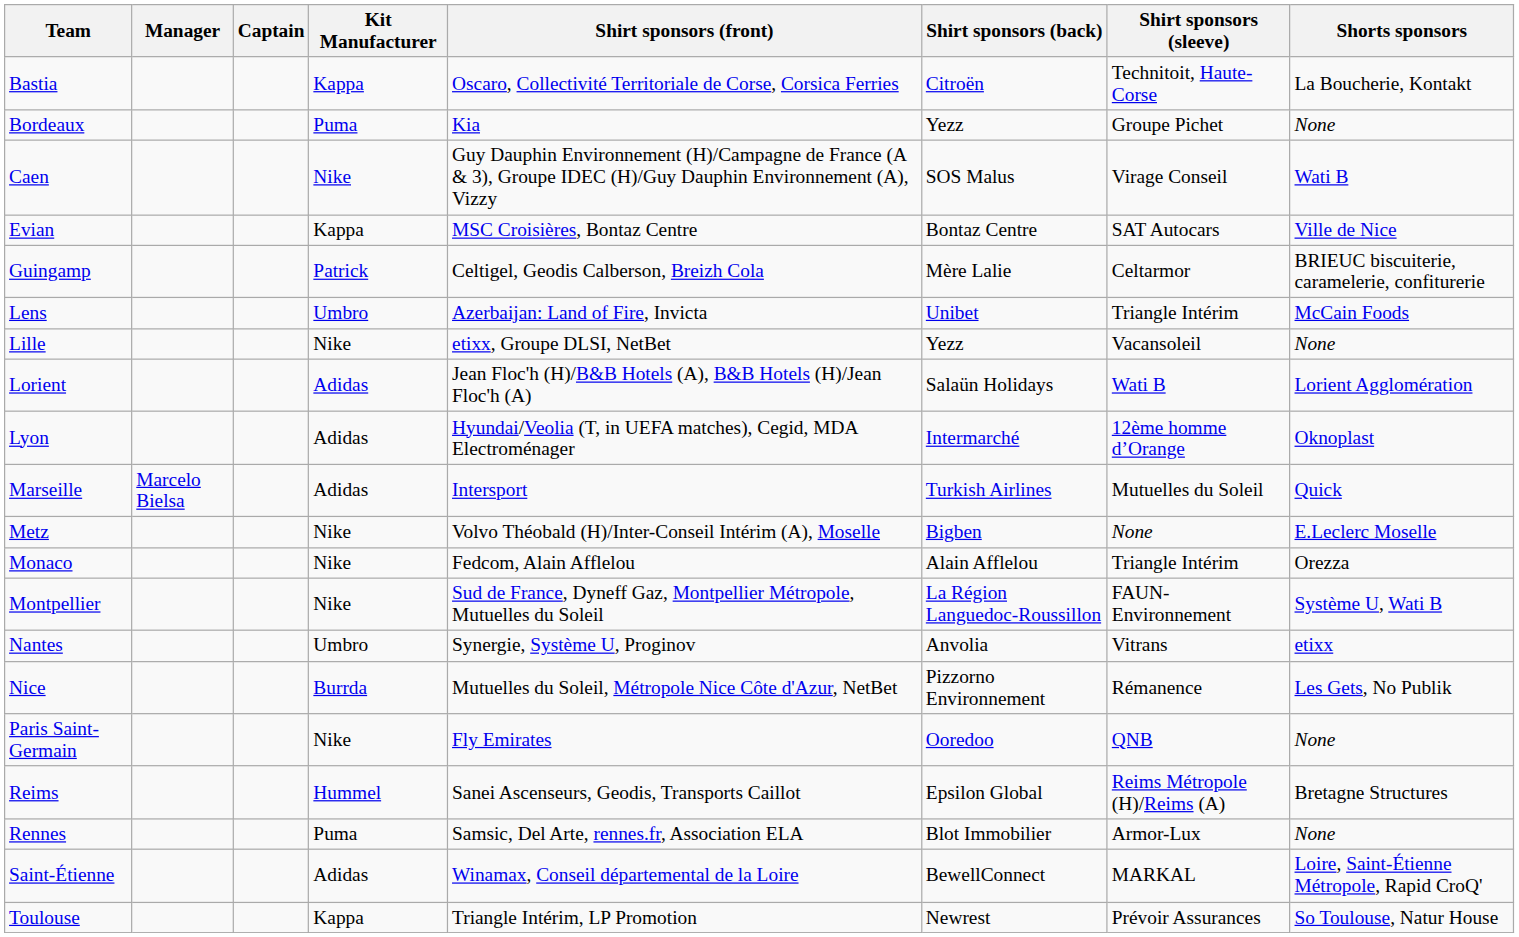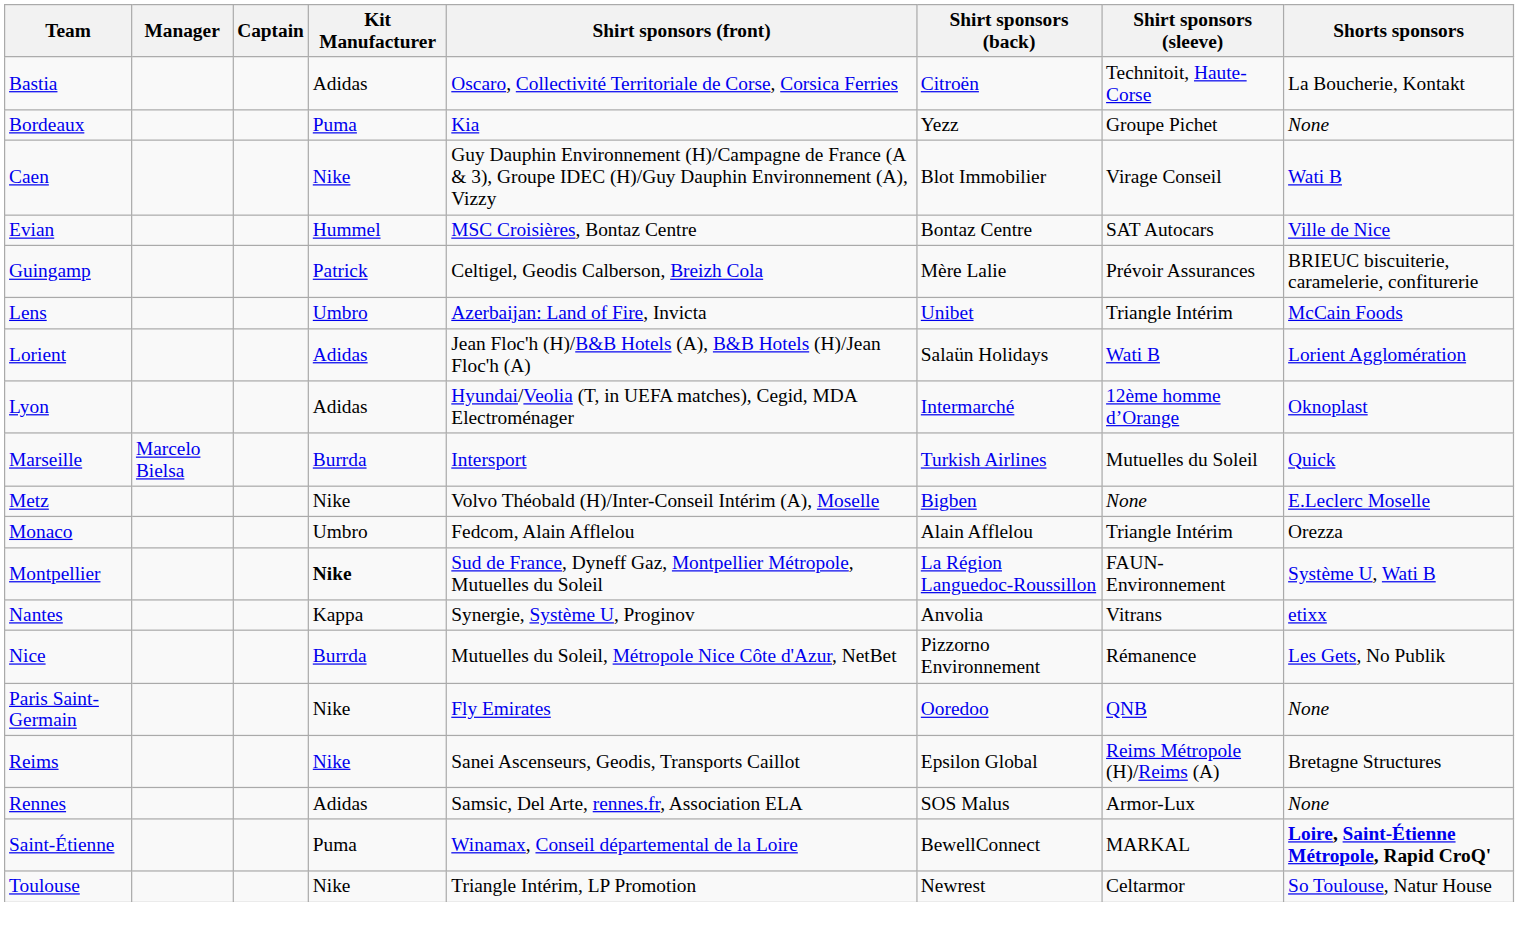(339, 83) Kappa -> (340, 83) Adidas
(970, 177) SOS Malus -> (983, 177) Blot Immobilier
(339, 229) Kappa -> (347, 229) Hummel
(1151, 271) Celtarmor -> (1181, 271) Prévoir Assurances
- row: (27, 343)
(341, 490) Adidas -> (340, 459) Burrda
(332, 562) Nike -> (340, 531) Umbro
(332, 604) normal -> (332, 573) bold
(341, 645) Umbro -> (338, 615) Kappa
(347, 792) Hummel -> (332, 761) Nike
(335, 833) Puma -> (340, 803) Adidas
(988, 833) Blot Immobilier -> (965, 803) SOS Malus
(341, 875) Adidas -> (335, 844) Puma
(1388, 875) normal -> (1390, 844) bold
(339, 917) Kappa -> (332, 886) Nike
(1186, 917) Prévoir Assurances -> (1145, 886) Celtarmor
